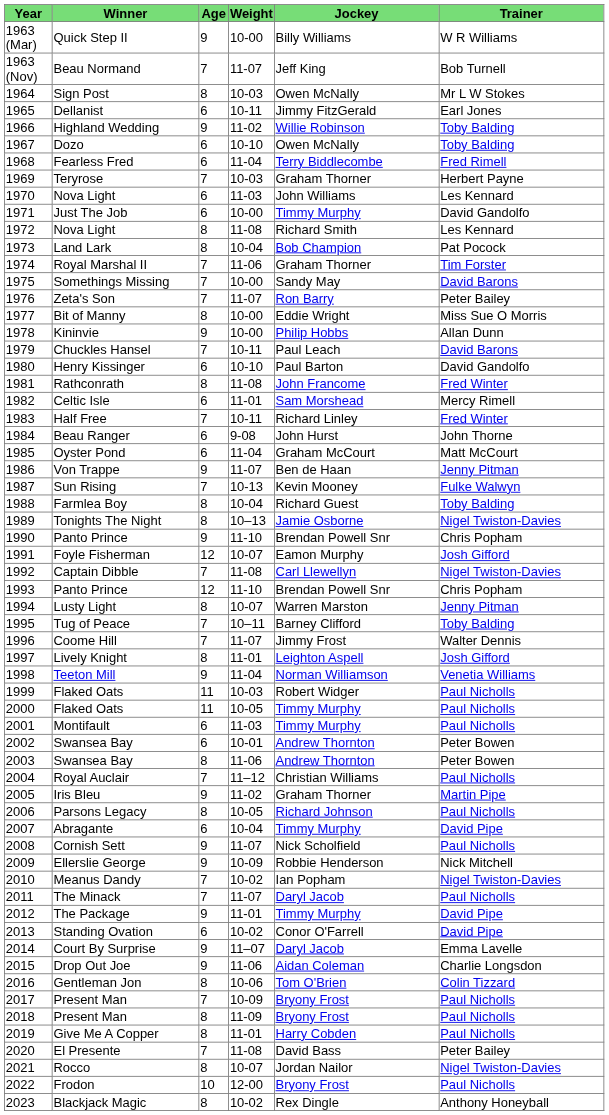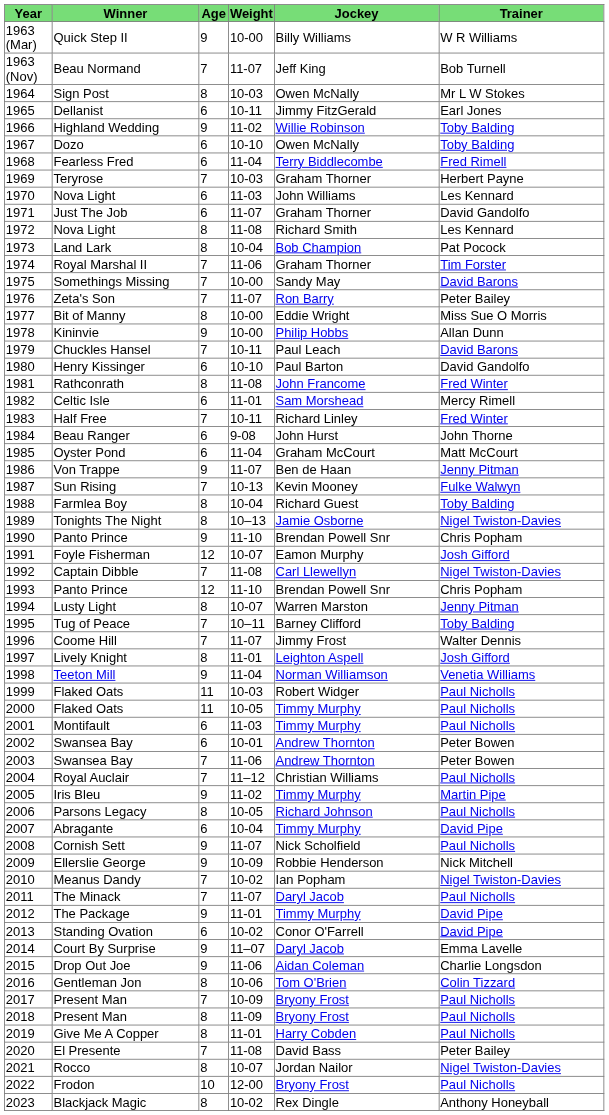(246, 213) 10-00 -> (246, 213) 11-07
(318, 213) Timmy Murphy -> (323, 213) Graham Thorner
(204, 760) 8 -> (204, 760) 7
(323, 794) Graham Thorner -> (318, 794) Timmy Murphy
